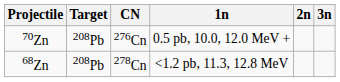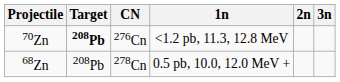(88, 38) normal -> (88, 38) bold
(222, 38) 0.5 pb, 10.0, 12.0 MeV + -> (222, 38) <1.2 pb, 11.3, 12.8 MeV
(222, 63) <1.2 pb, 11.3, 12.8 MeV -> (222, 63) 0.5 pb, 10.0, 12.0 MeV +
